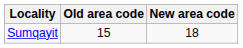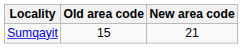(192, 33) 18 -> (192, 33) 21
